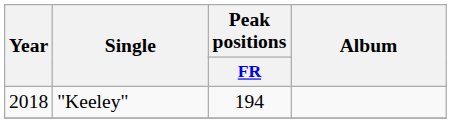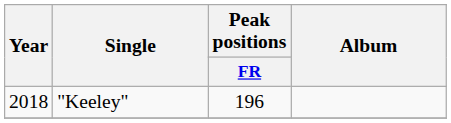(249, 101) 194 -> (249, 101) 196
